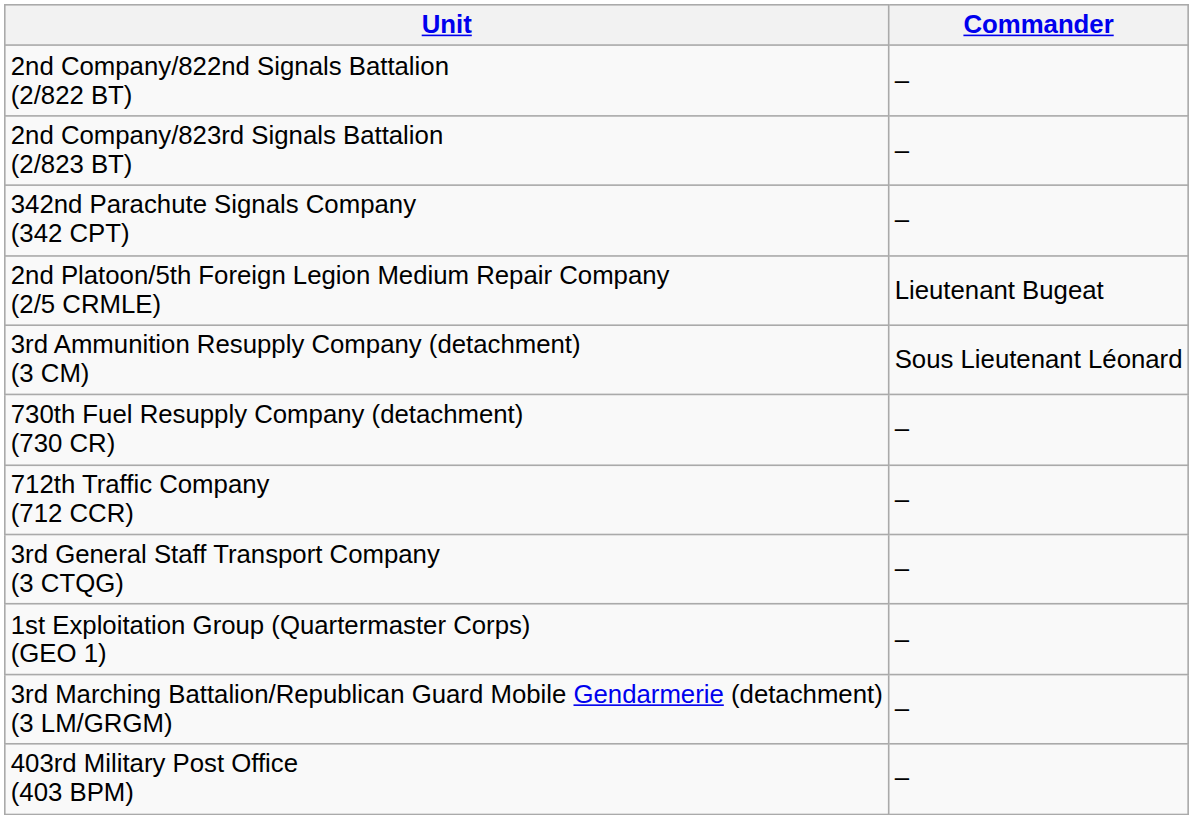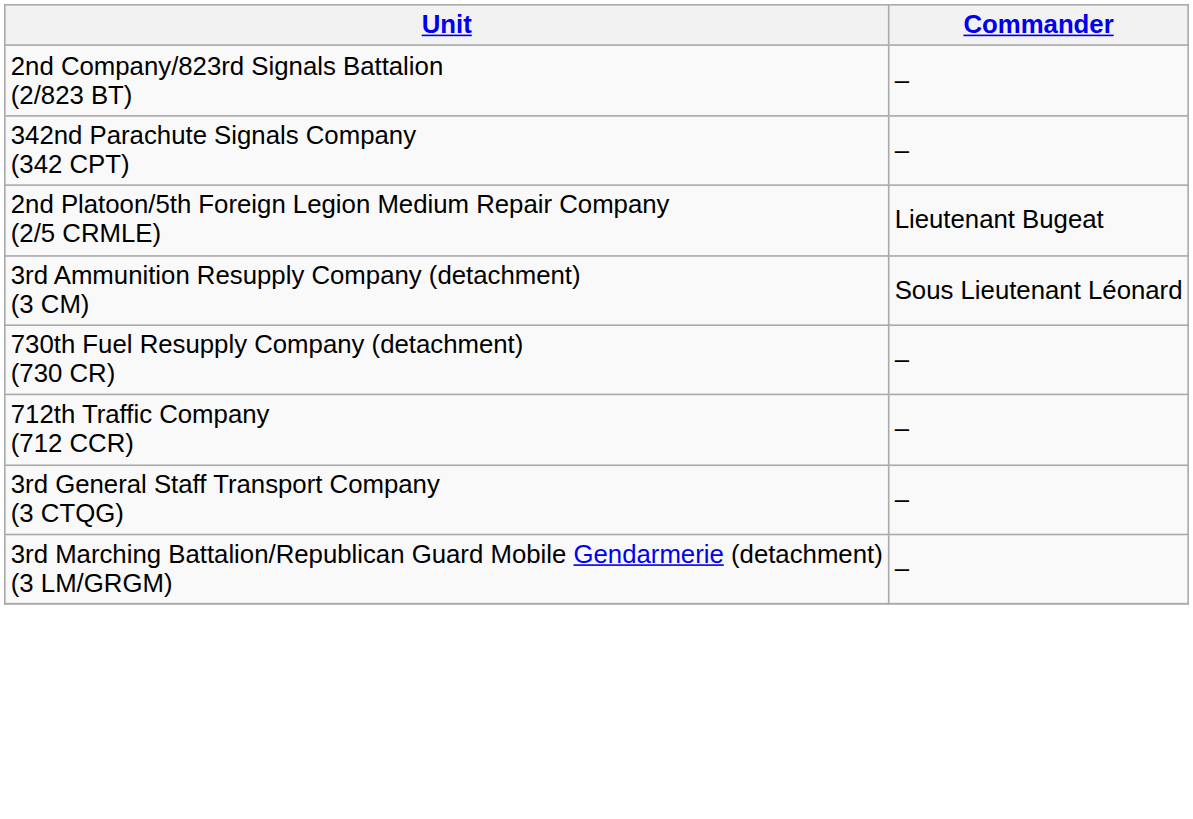- row: (230, 80)
- row: (271, 638)
- row: (154, 778)
